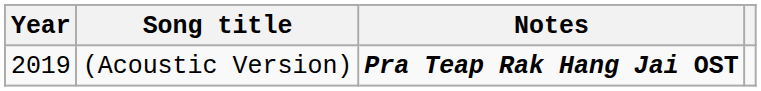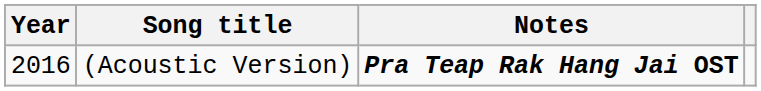(41, 66) 2019 -> (41, 66) 2016
